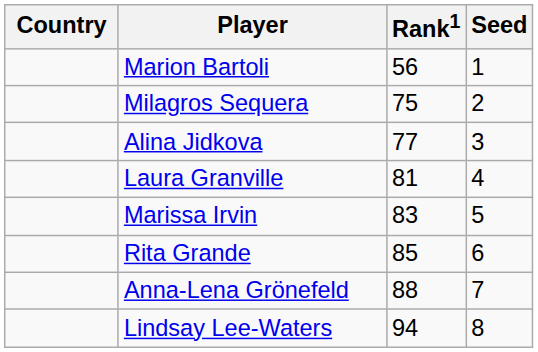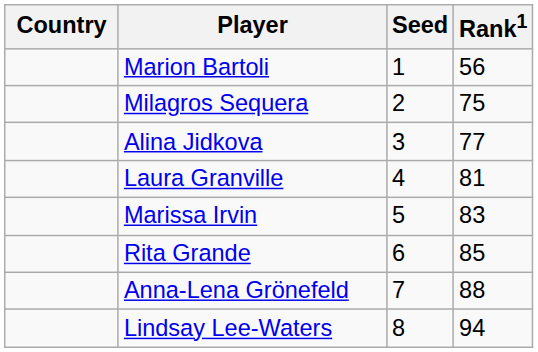columns swapped: (426, 26) <-> (499, 26)
